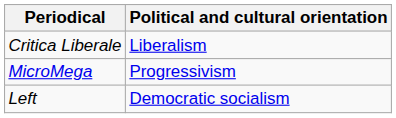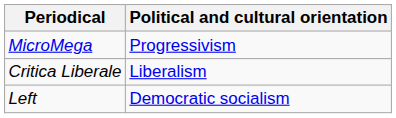rows swapped: (65, 44) <-> (50, 71)
